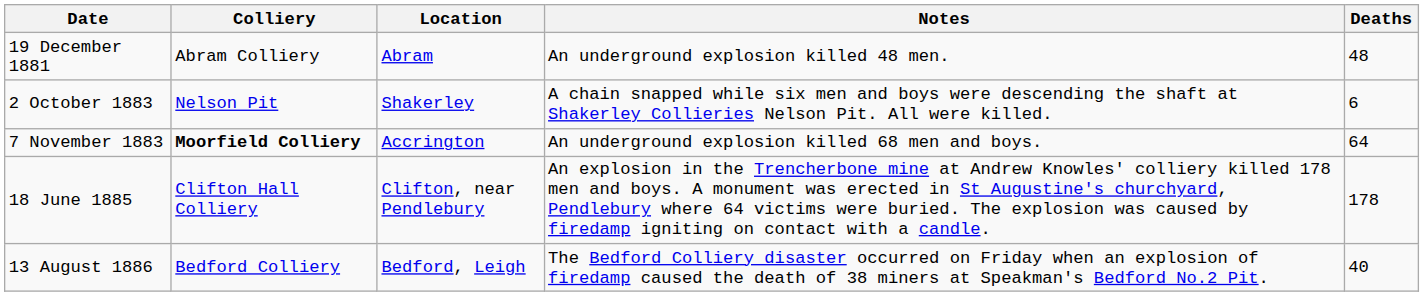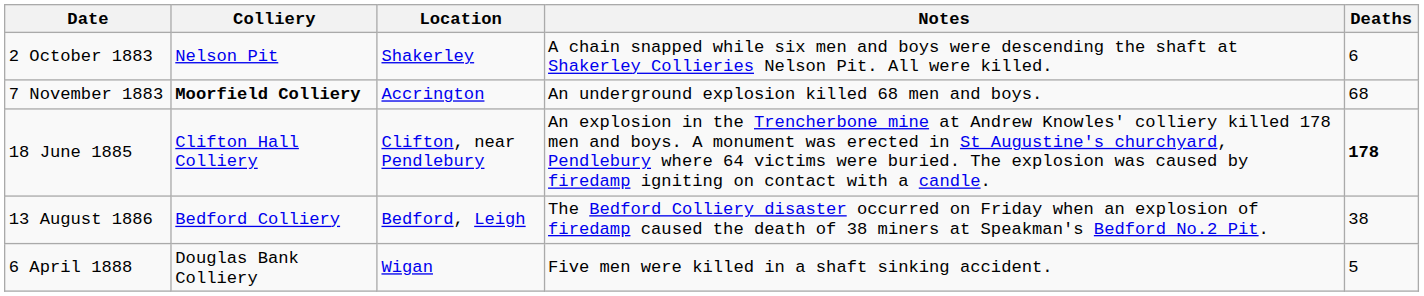- row: (65, 57)
(1359, 142) 64 -> (1359, 94) 68
(1364, 200) normal -> (1364, 152) bold
(1359, 267) 40 -> (1359, 220) 38
+ row: (71, 267)
